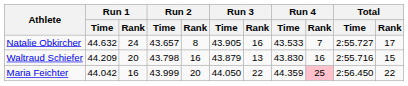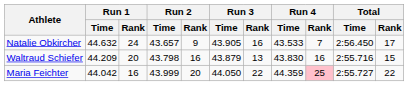(195, 43) 8 -> (195, 43) 9
(355, 43) 2:55.727 -> (355, 43) 2:56.450
(355, 73) 2:56.450 -> (355, 73) 2:55.727
